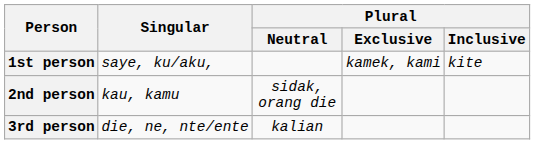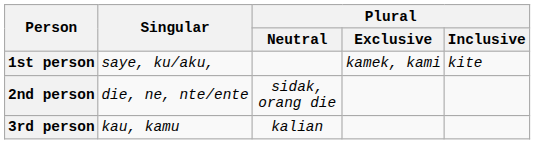(140, 95) kau, kamu -> (175, 95) die, ne, nte/ente
(175, 127) die, ne, nte/ente -> (140, 127) kau, kamu
